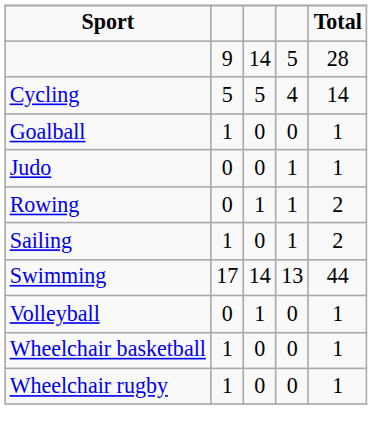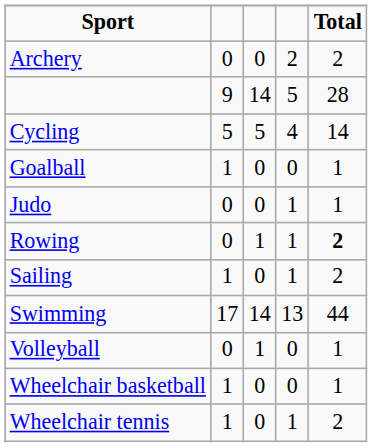+ row: (46, 59)
(338, 204) normal -> (338, 240) bold
- row: (89, 386)
+ row: (89, 422)
